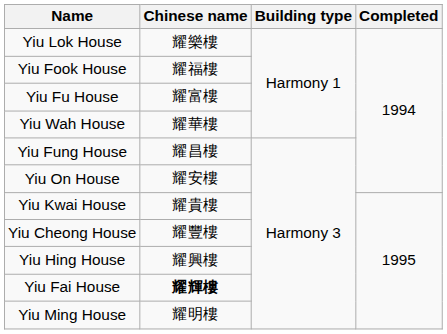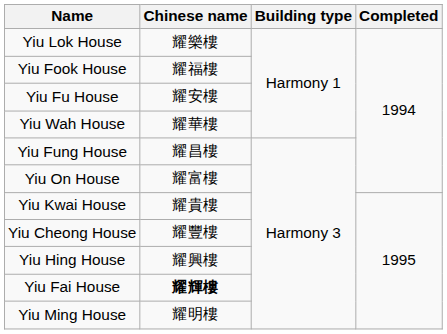(196, 96) 耀富樓 -> (196, 96) 耀安樓
(196, 178) 耀安樓 -> (196, 178) 耀富樓
